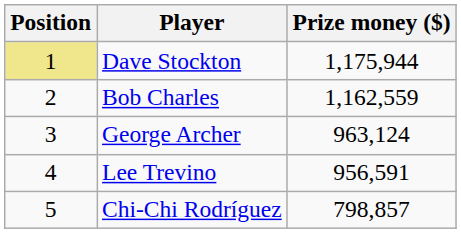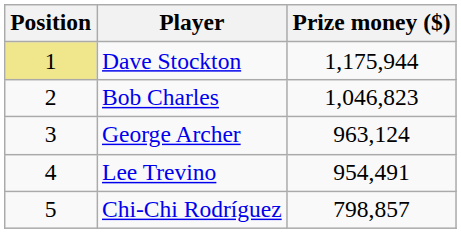(372, 97) 1,162,559 -> (372, 97) 1,046,823
(372, 172) 956,591 -> (372, 172) 954,491
